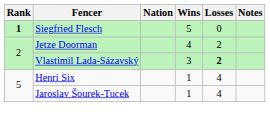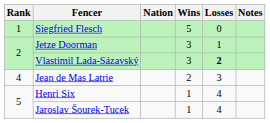(19, 28) bold -> (19, 28) normal
(189, 45) 4 -> (189, 45) 3
(219, 45) 2 -> (219, 45) 1
+ row: (74, 77)
